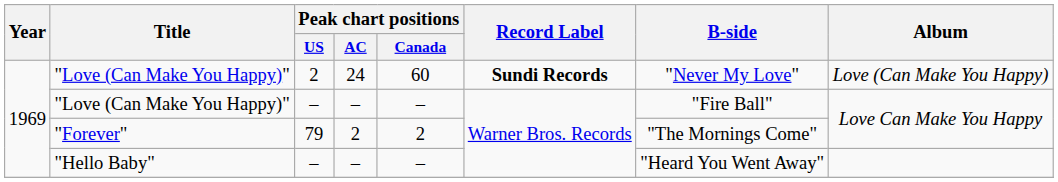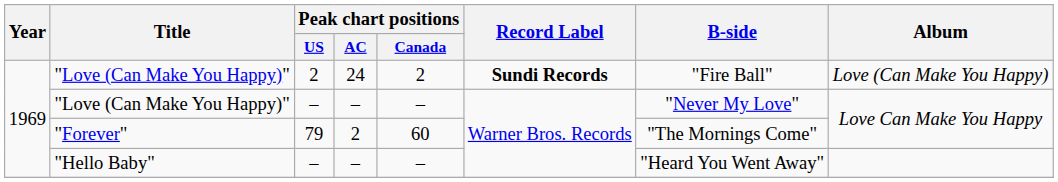(420, 74) 60 -> (420, 74) 2
(732, 74) "Never My Love" -> (732, 74) "Fire Ball"
(732, 103) "Fire Ball" -> (732, 103) "Never My Love"
(420, 133) 2 -> (420, 133) 60
